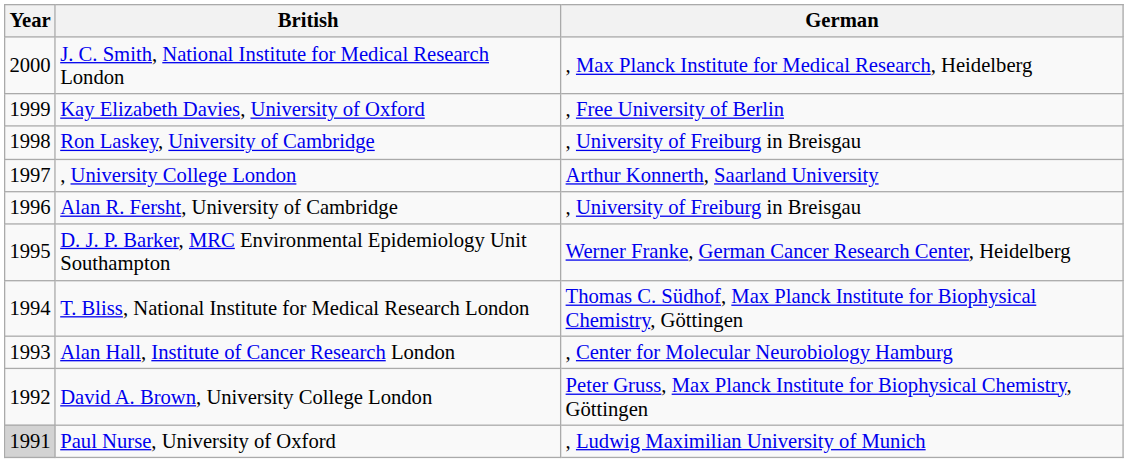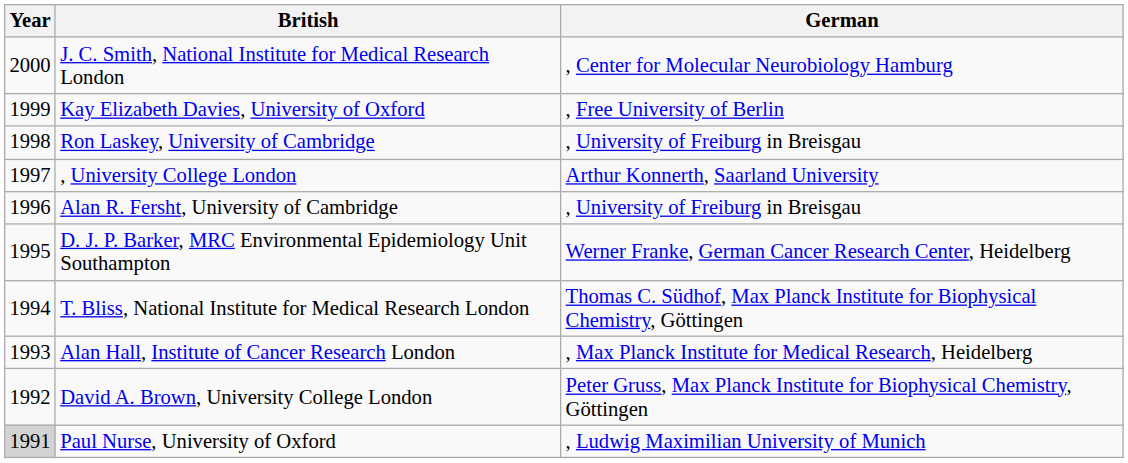(799, 65) , Max Planck Institute for Medical Research, Heidelberg -> (759, 65) , Center for Molecular Neurobiology Hamburg
(759, 352) , Center for Molecular Neurobiology Hamburg -> (799, 352) , Max Planck Institute for Medical Research, Heidelberg
